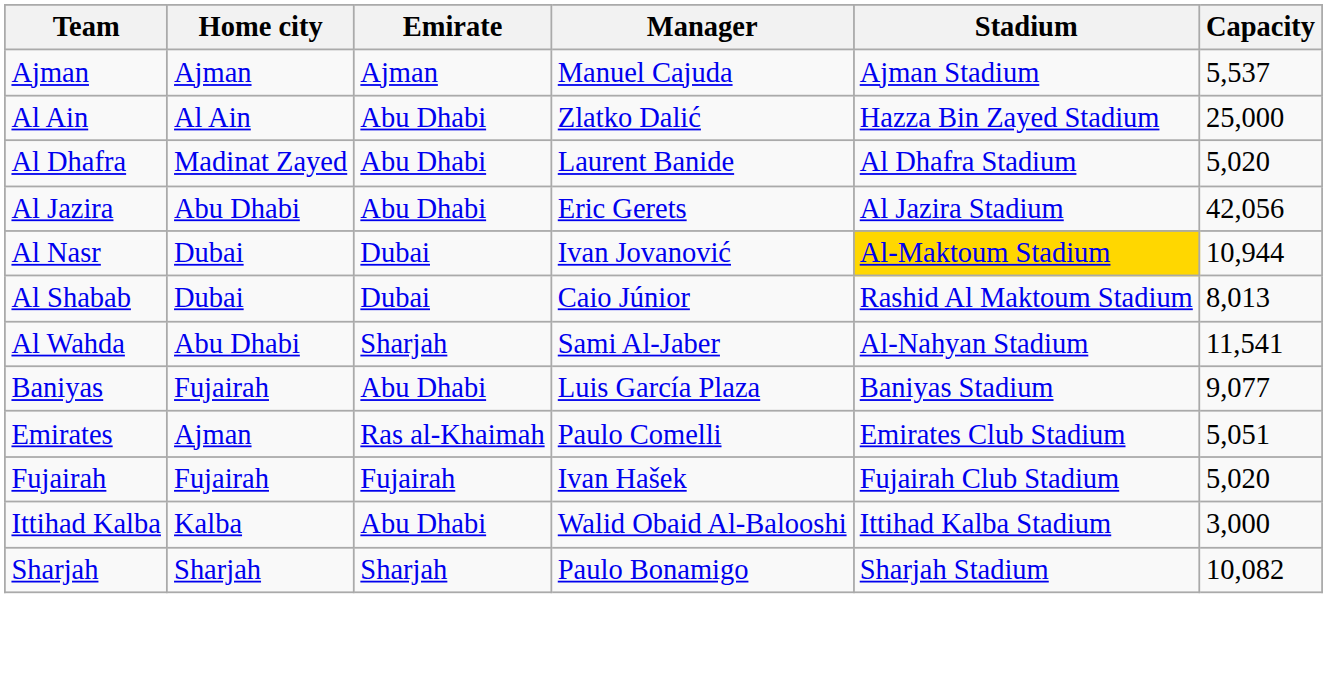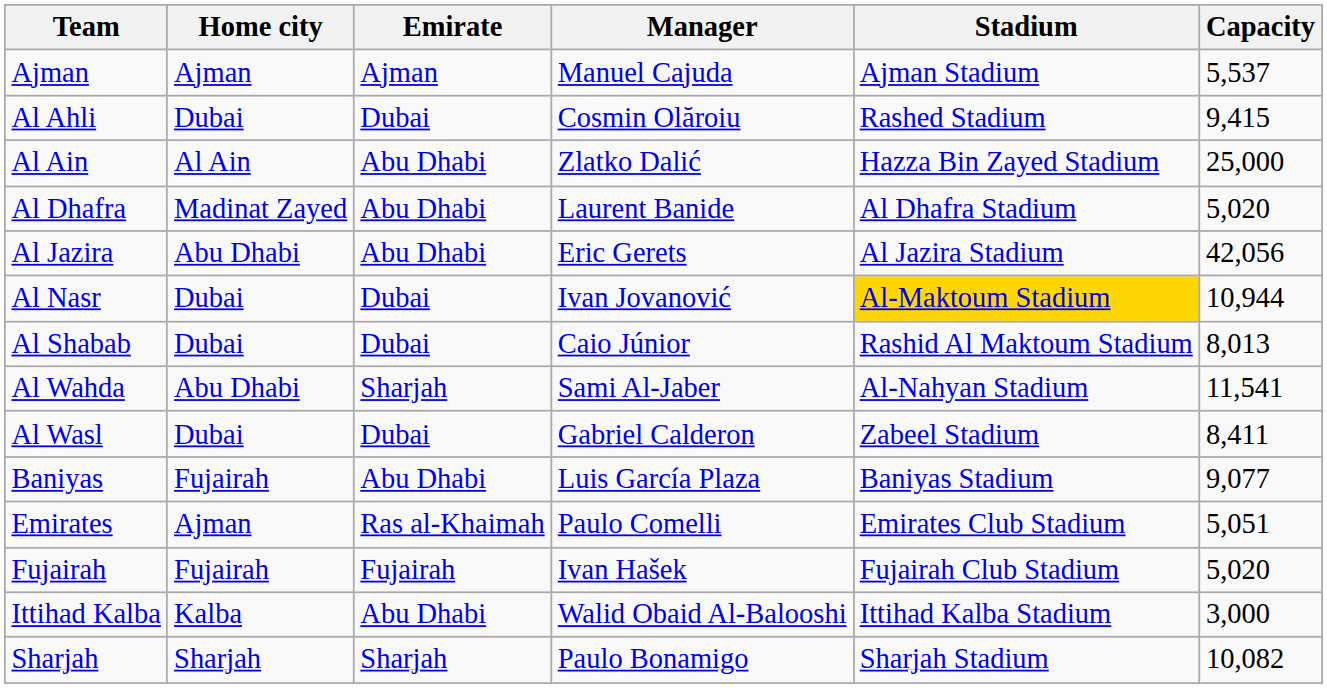+ row: (54, 117)
+ row: (57, 433)
